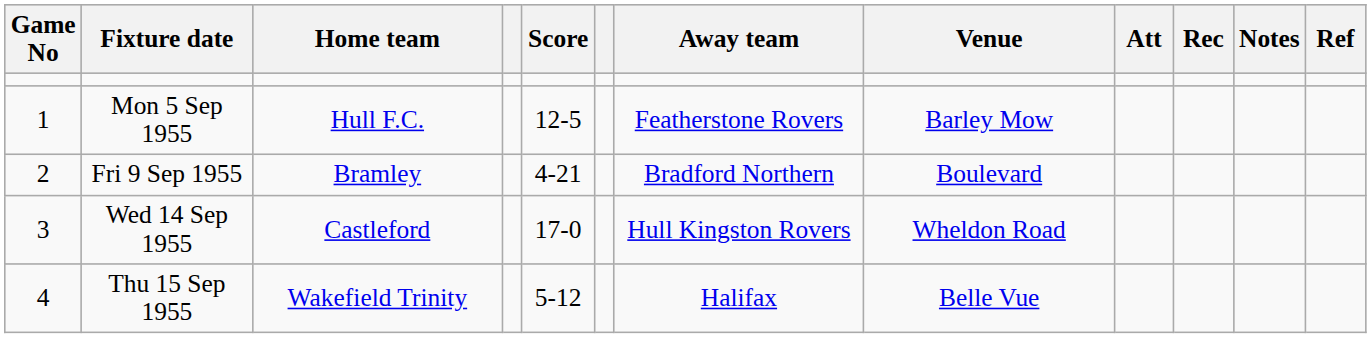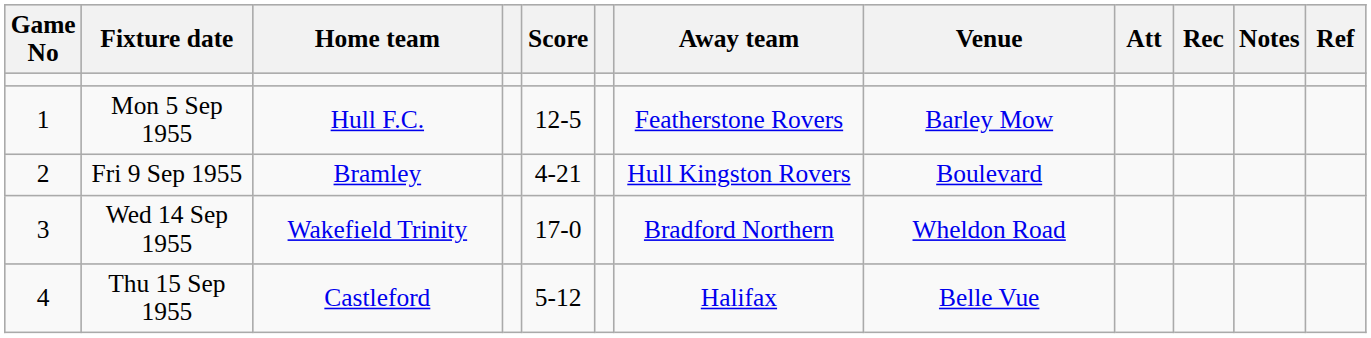(739, 174) Bradford Northern -> (739, 174) Hull Kingston Rovers
(377, 228) Castleford -> (377, 228) Wakefield Trinity
(739, 228) Hull Kingston Rovers -> (739, 228) Bradford Northern
(377, 297) Wakefield Trinity -> (377, 297) Castleford
